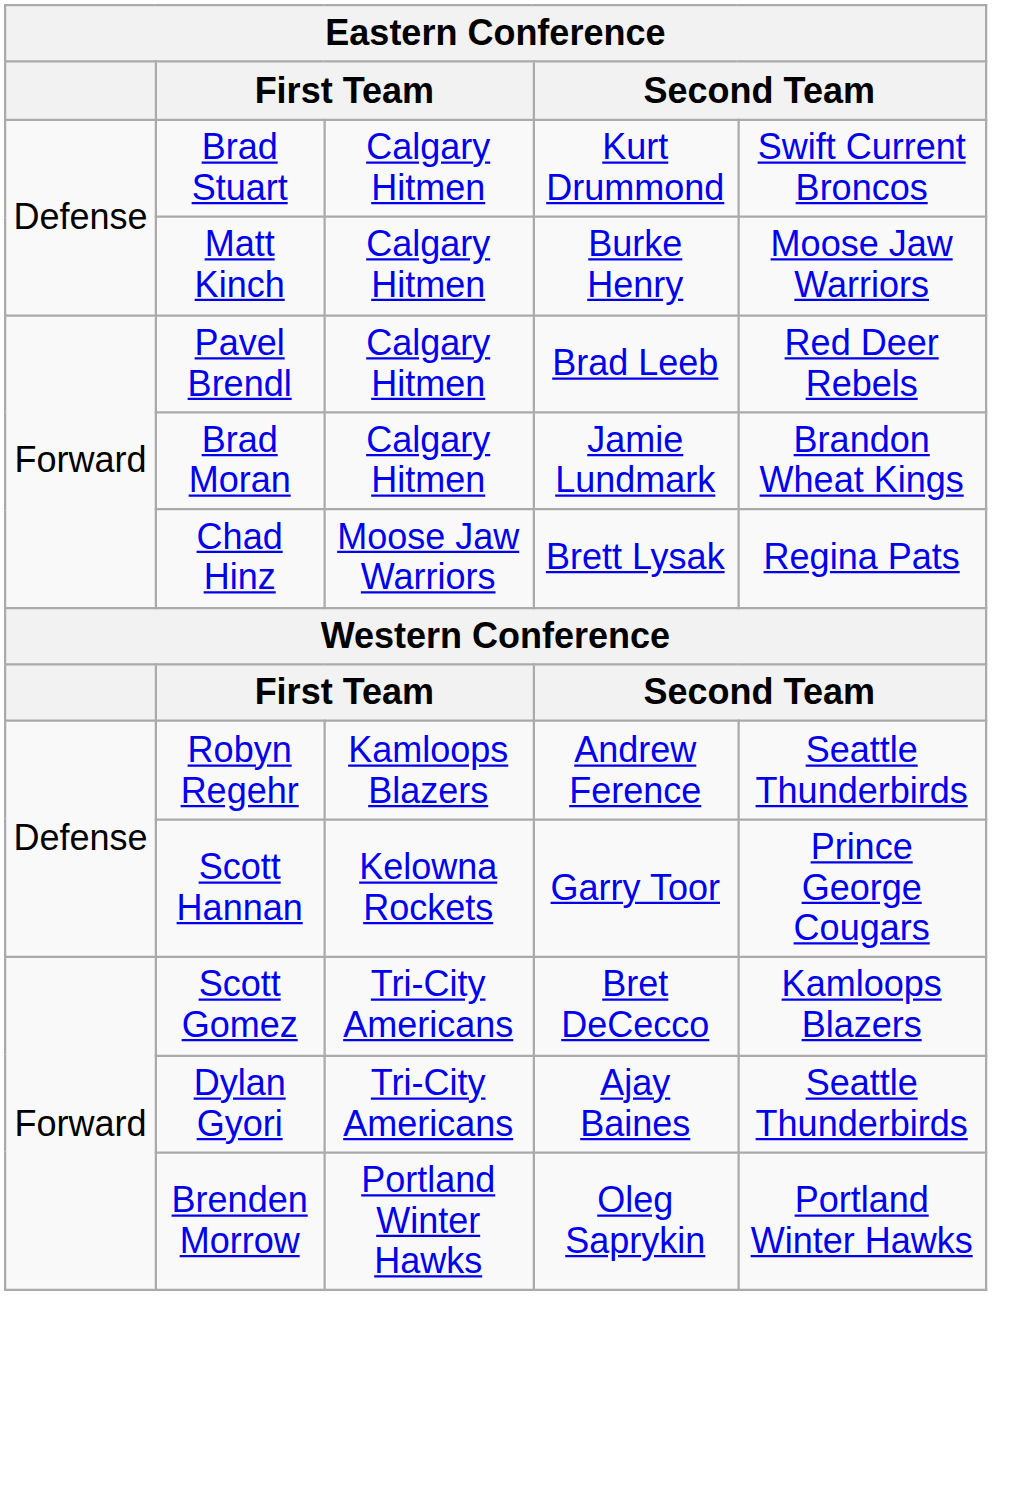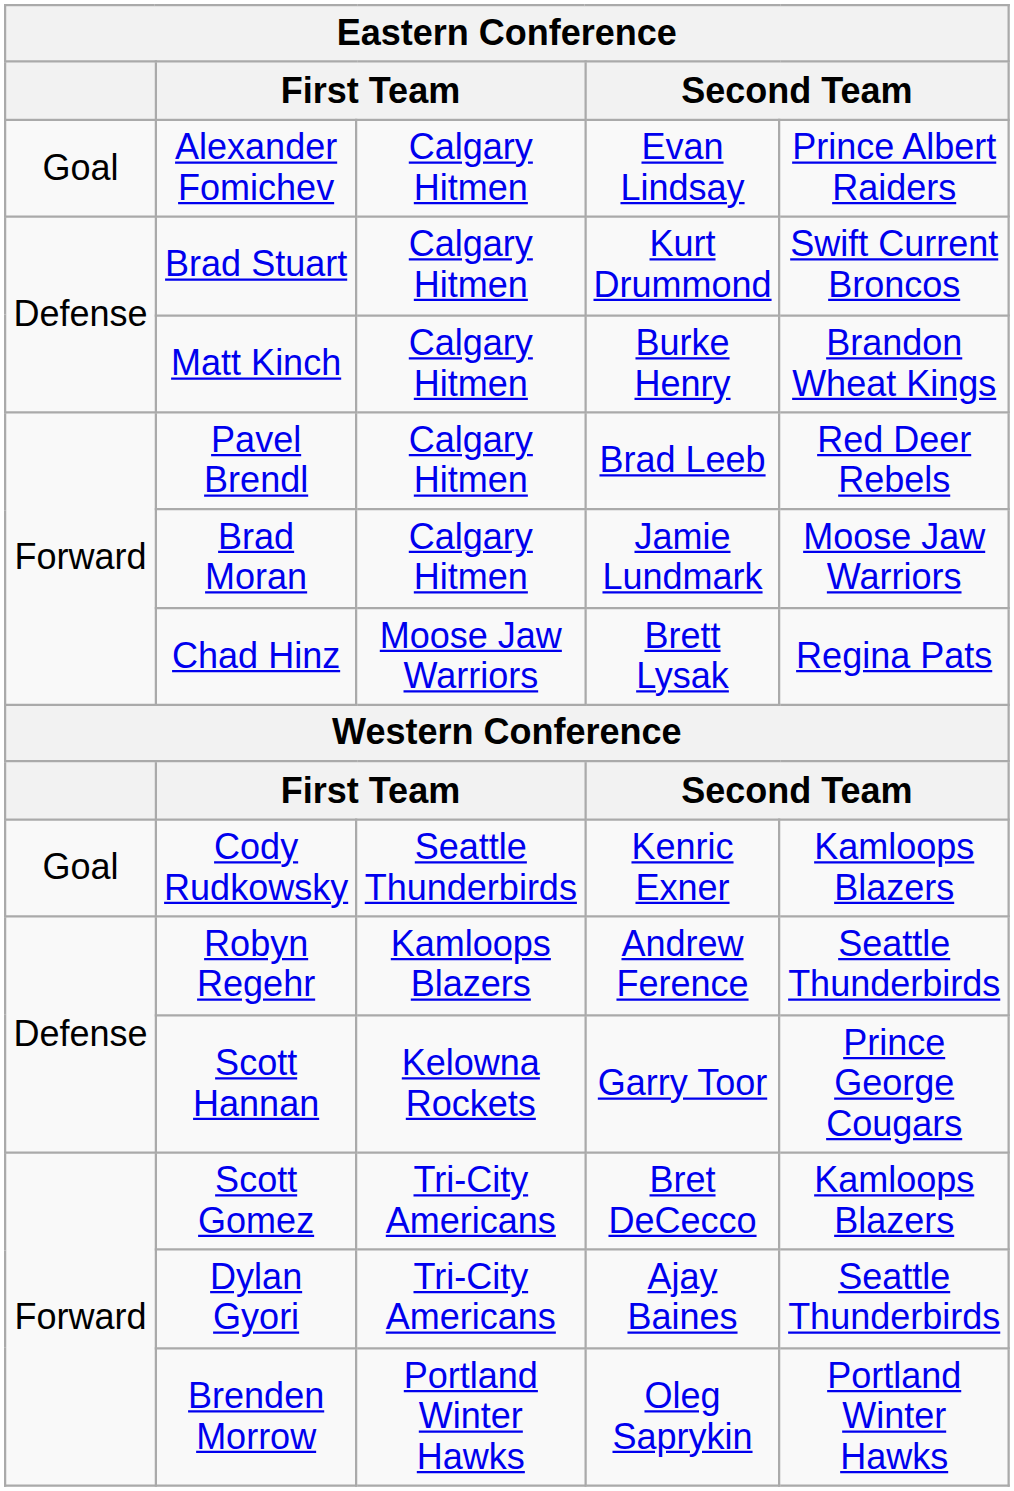+ row: (256, 167)
(862, 265) Moose Jaw Warriors -> (894, 362) Brandon Wheat Kings
(862, 460) Brandon Wheat Kings -> (894, 557) Moose Jaw Warriors
+ row: (256, 867)
